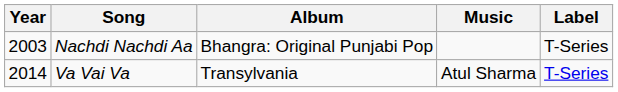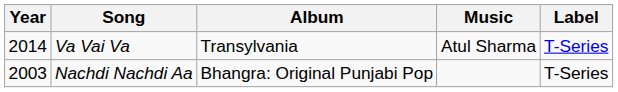rows swapped: (92, 73) <-> (124, 45)
